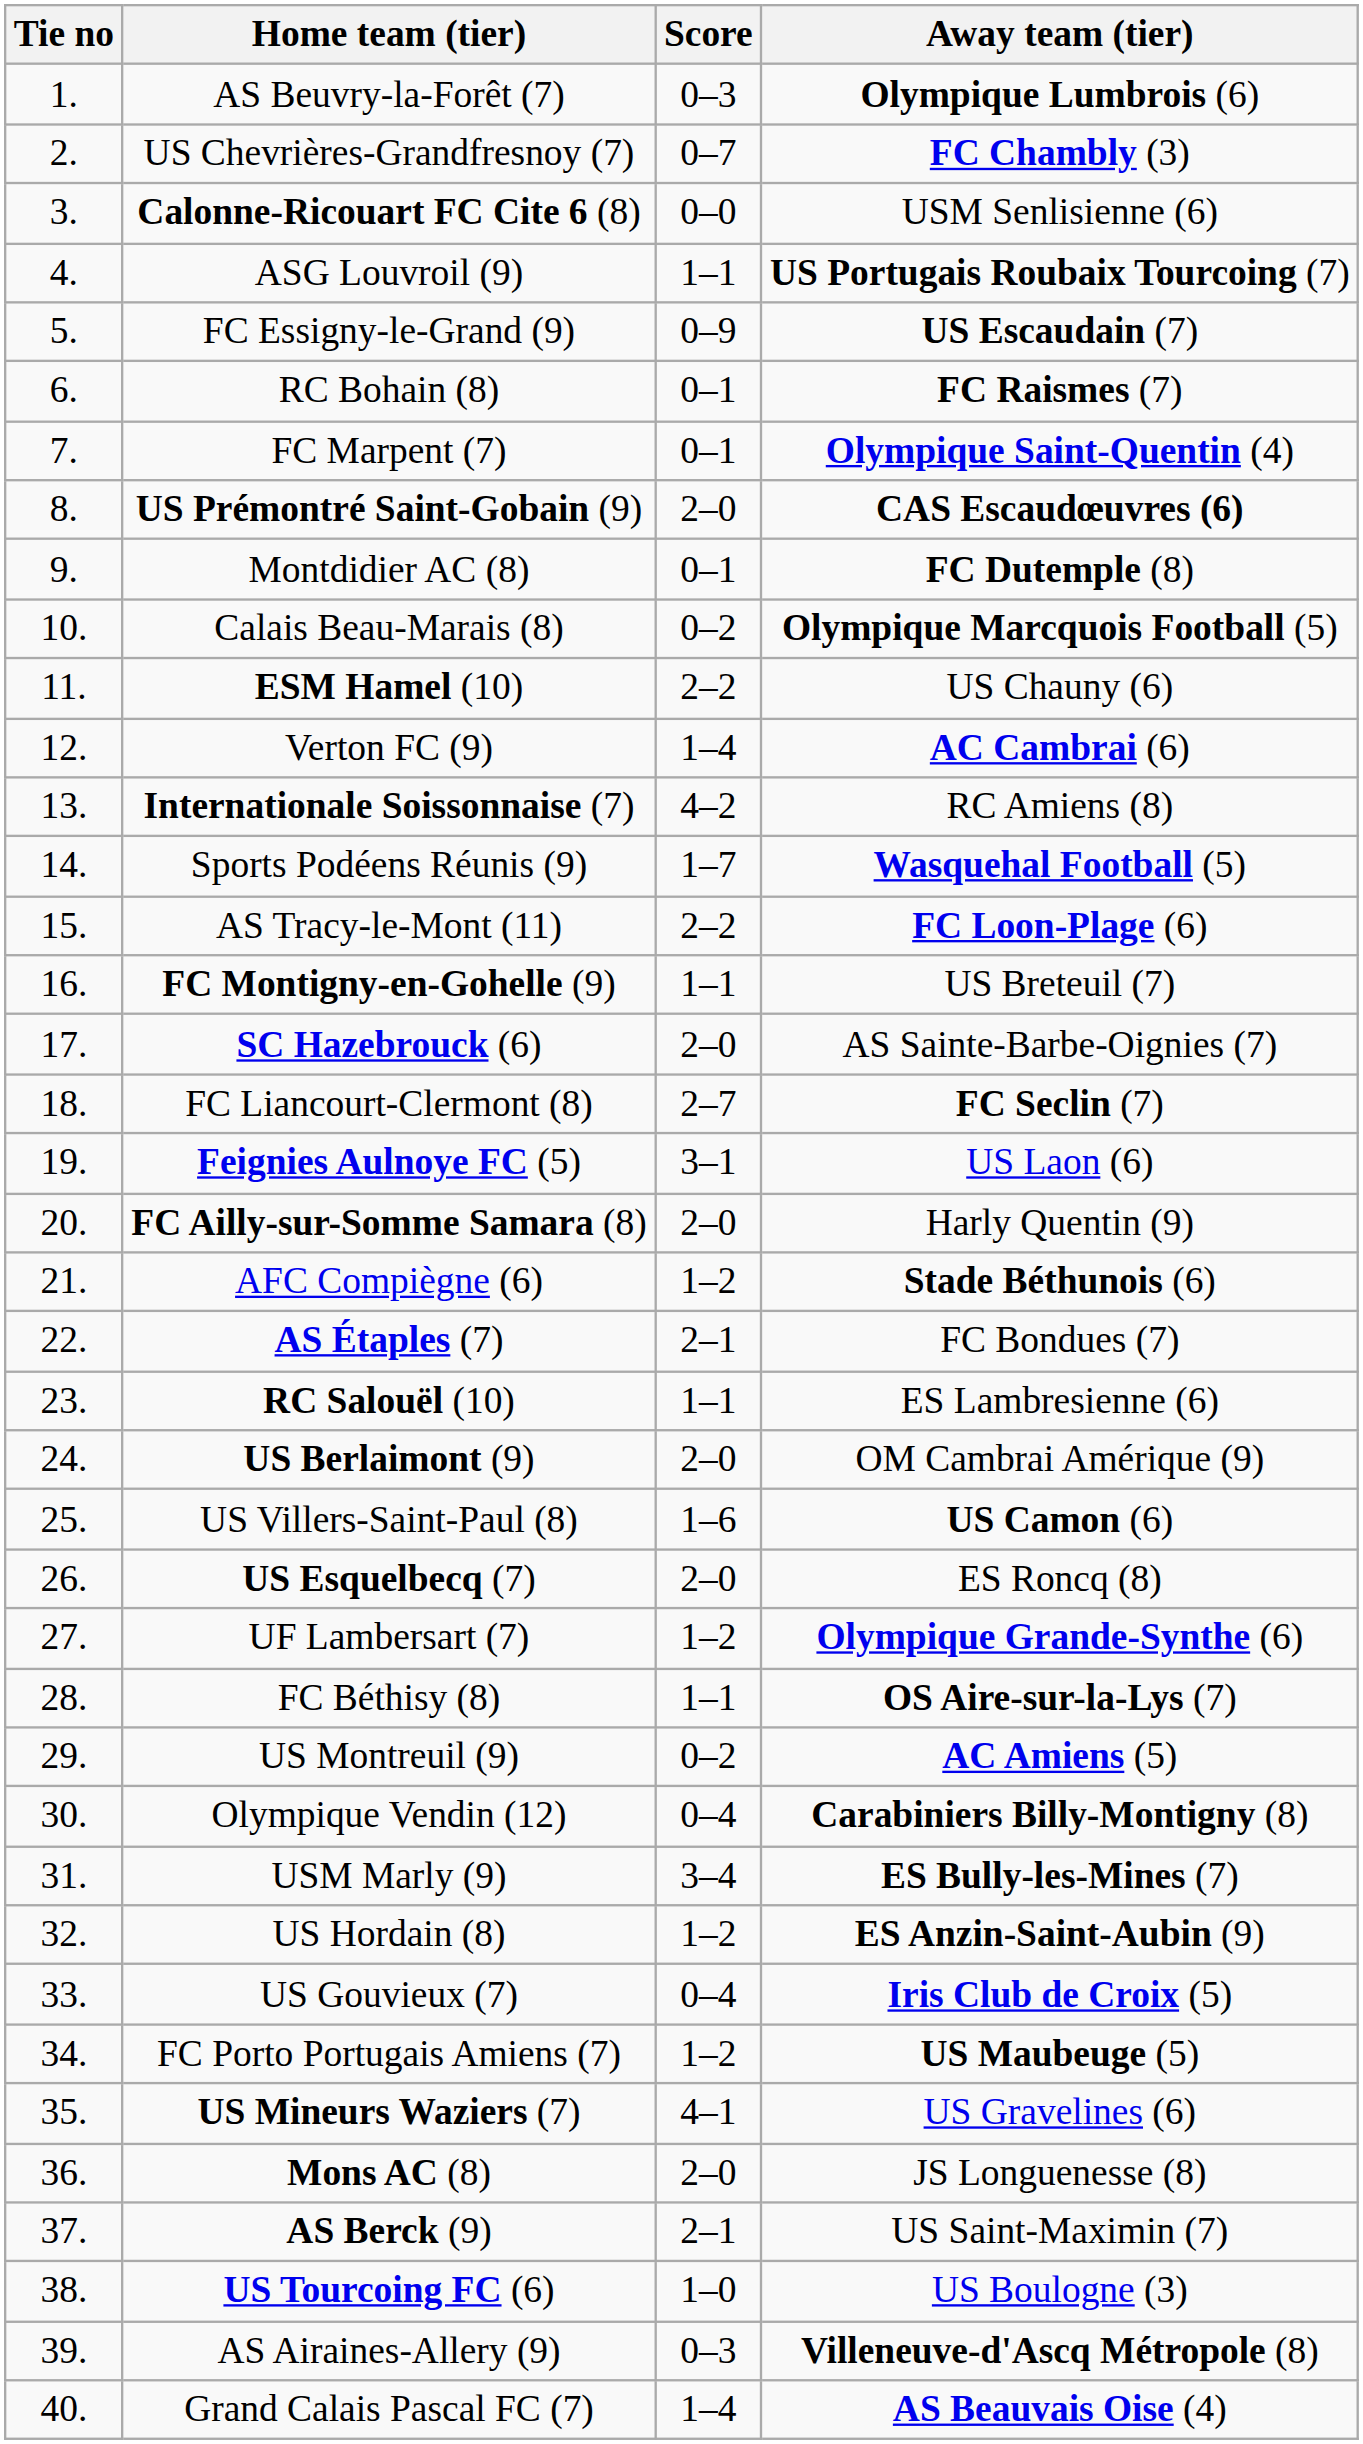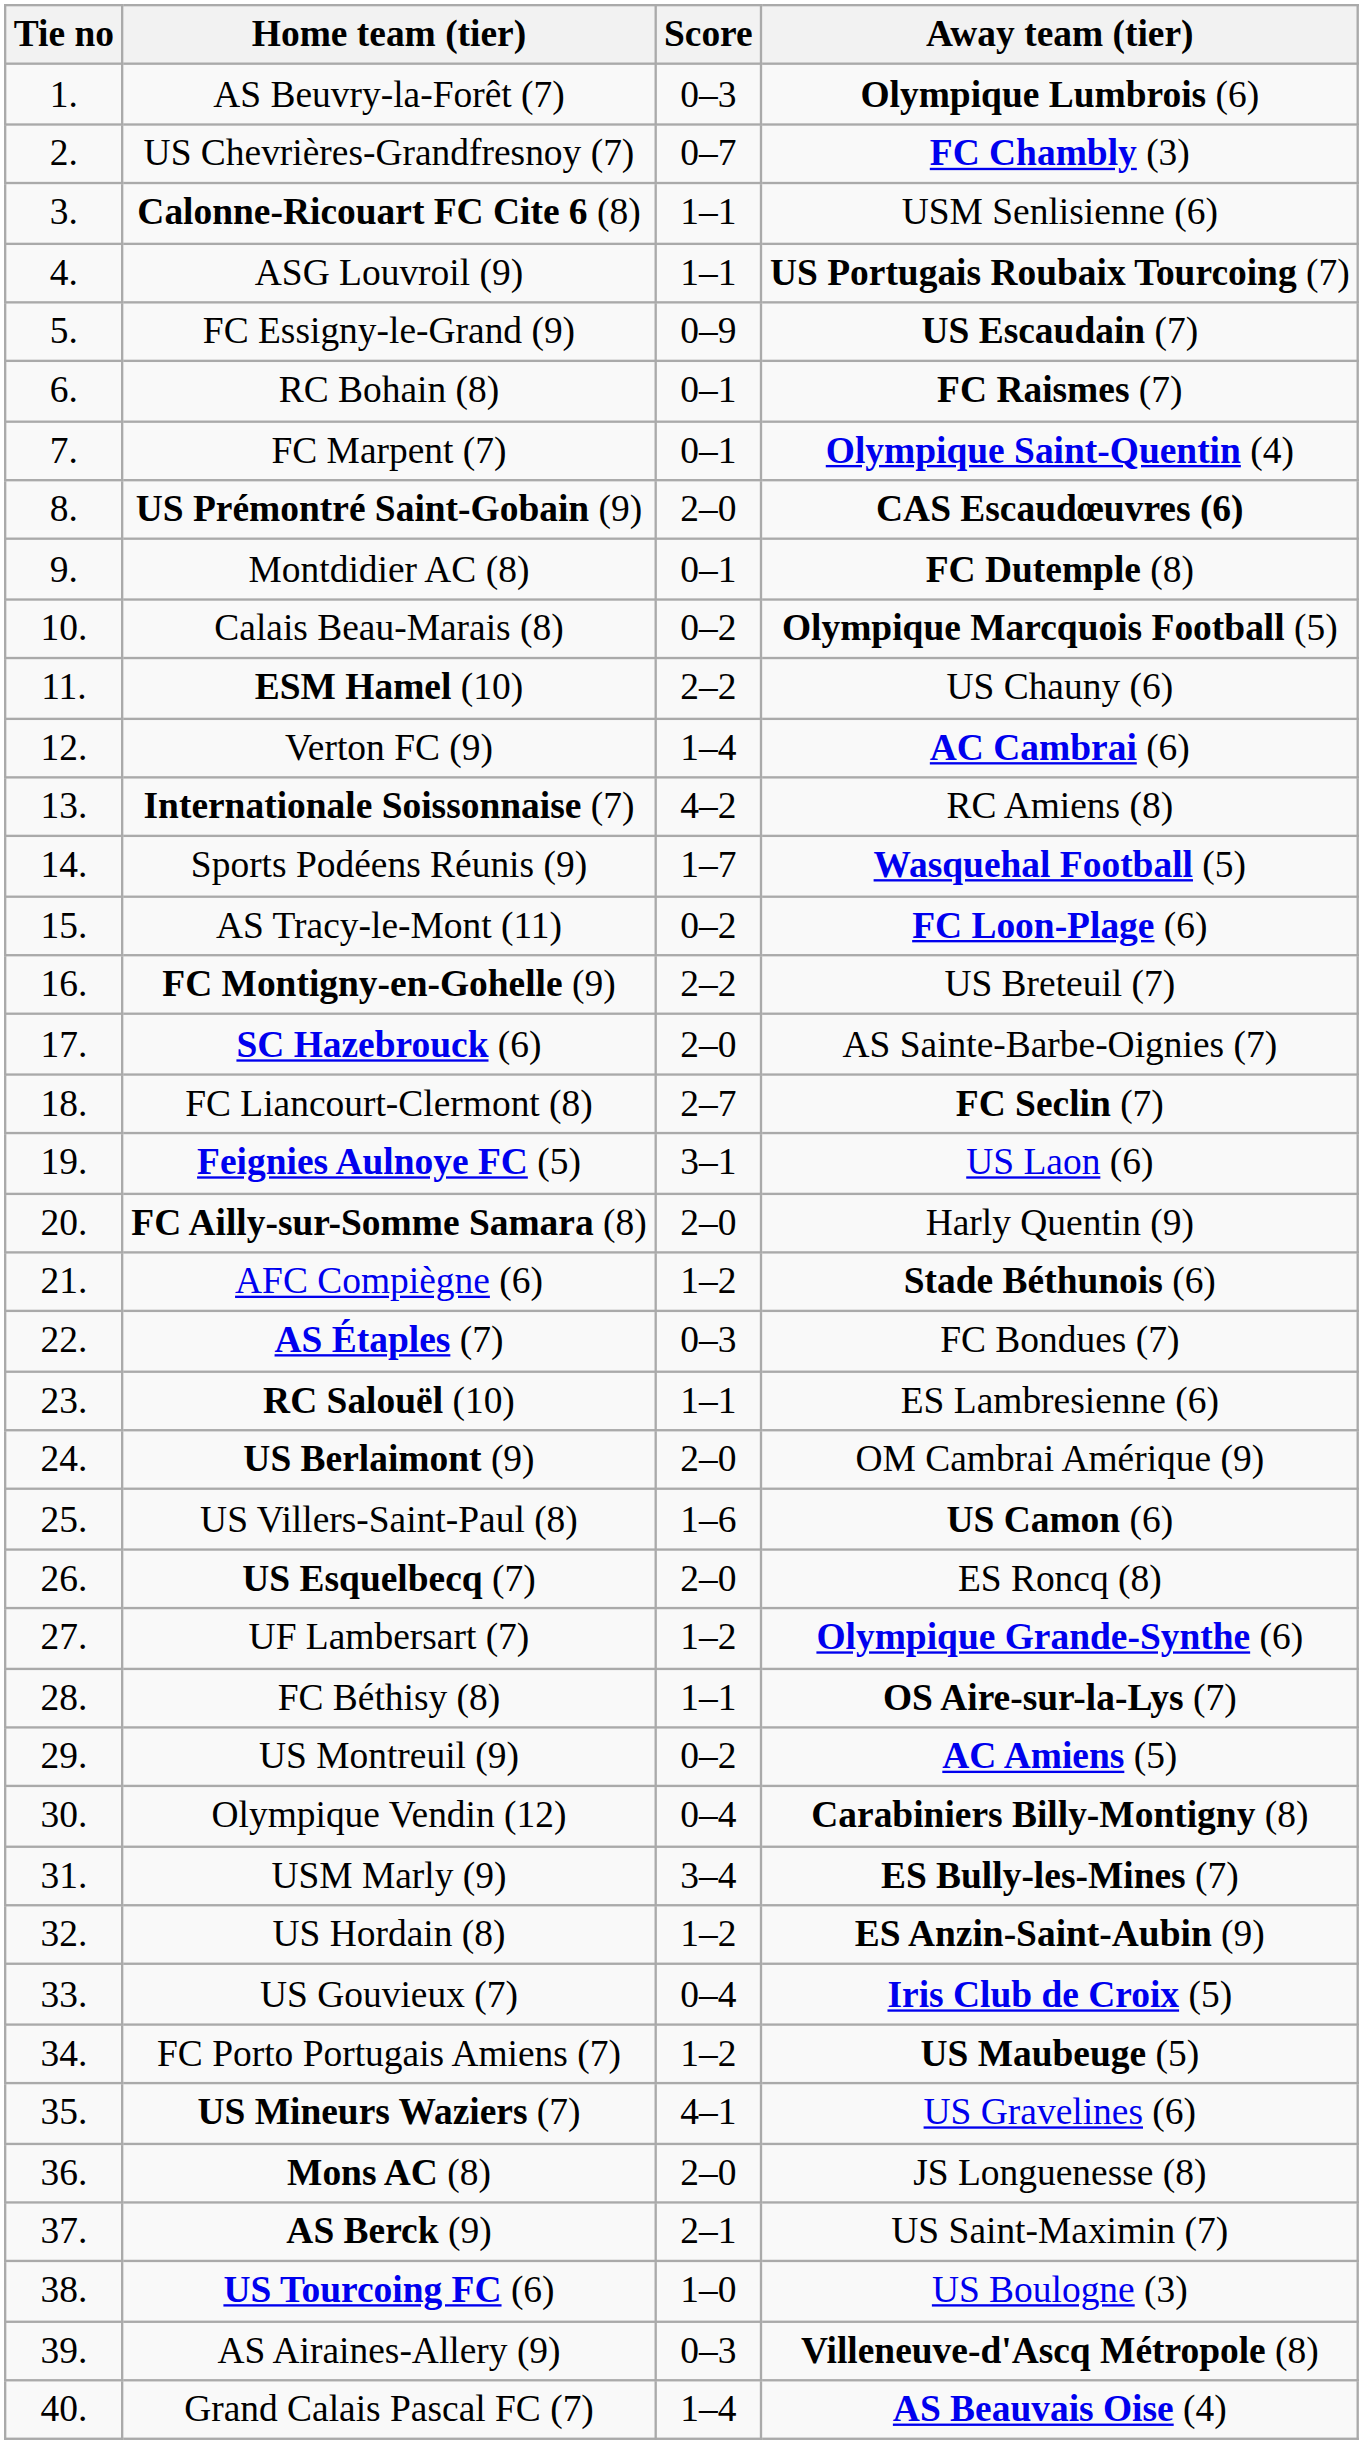(708, 212) 0–0 -> (708, 212) 1–1
(708, 924) 2–2 -> (708, 924) 0–2
(708, 984) 1–1 -> (708, 984) 2–2
(708, 1340) 2–1 -> (708, 1340) 0–3
